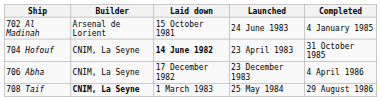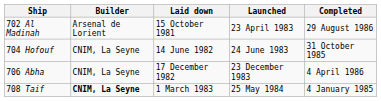(260, 28) 24 June 1983 -> (262, 28) 23 April 1983
(340, 28) 4 January 1985 -> (340, 28) 29 August 1986
(184, 50) bold -> (184, 50) normal
(262, 50) 23 April 1983 -> (260, 50) 24 June 1983
(340, 90) 29 August 1986 -> (340, 90) 4 January 1985
